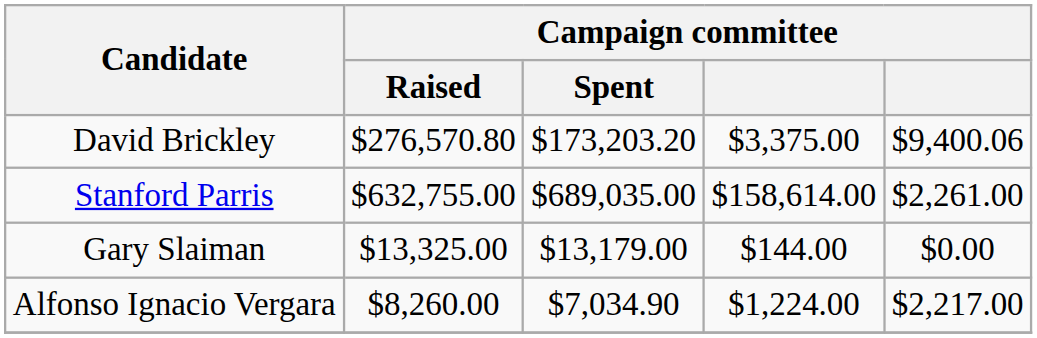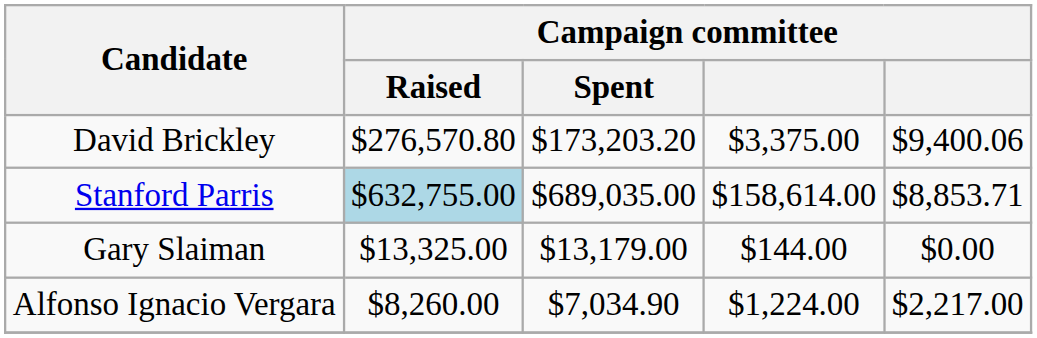(433, 195) no background -> (433, 195) lightblue background
(958, 195) $2,261.00 -> (958, 195) $8,853.71
